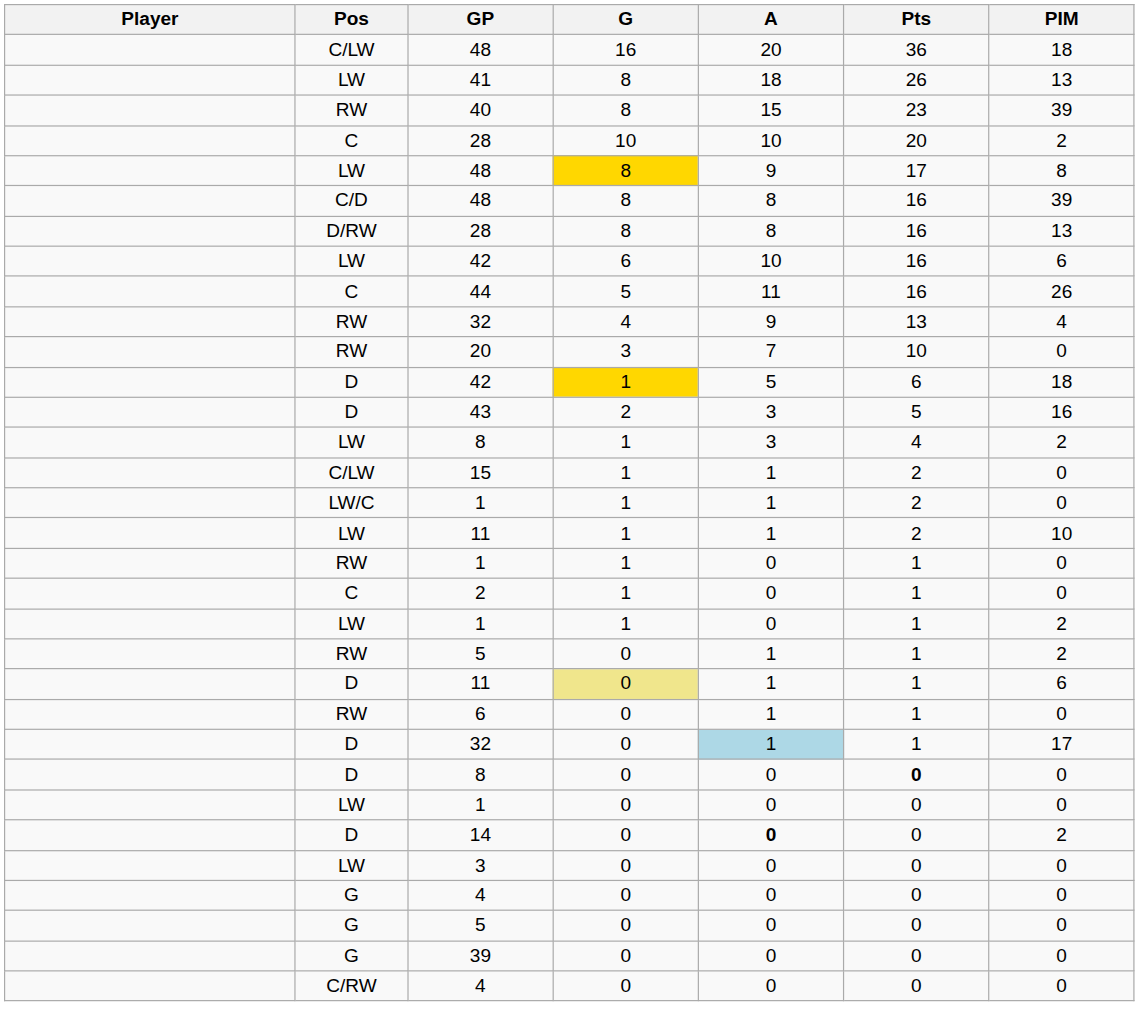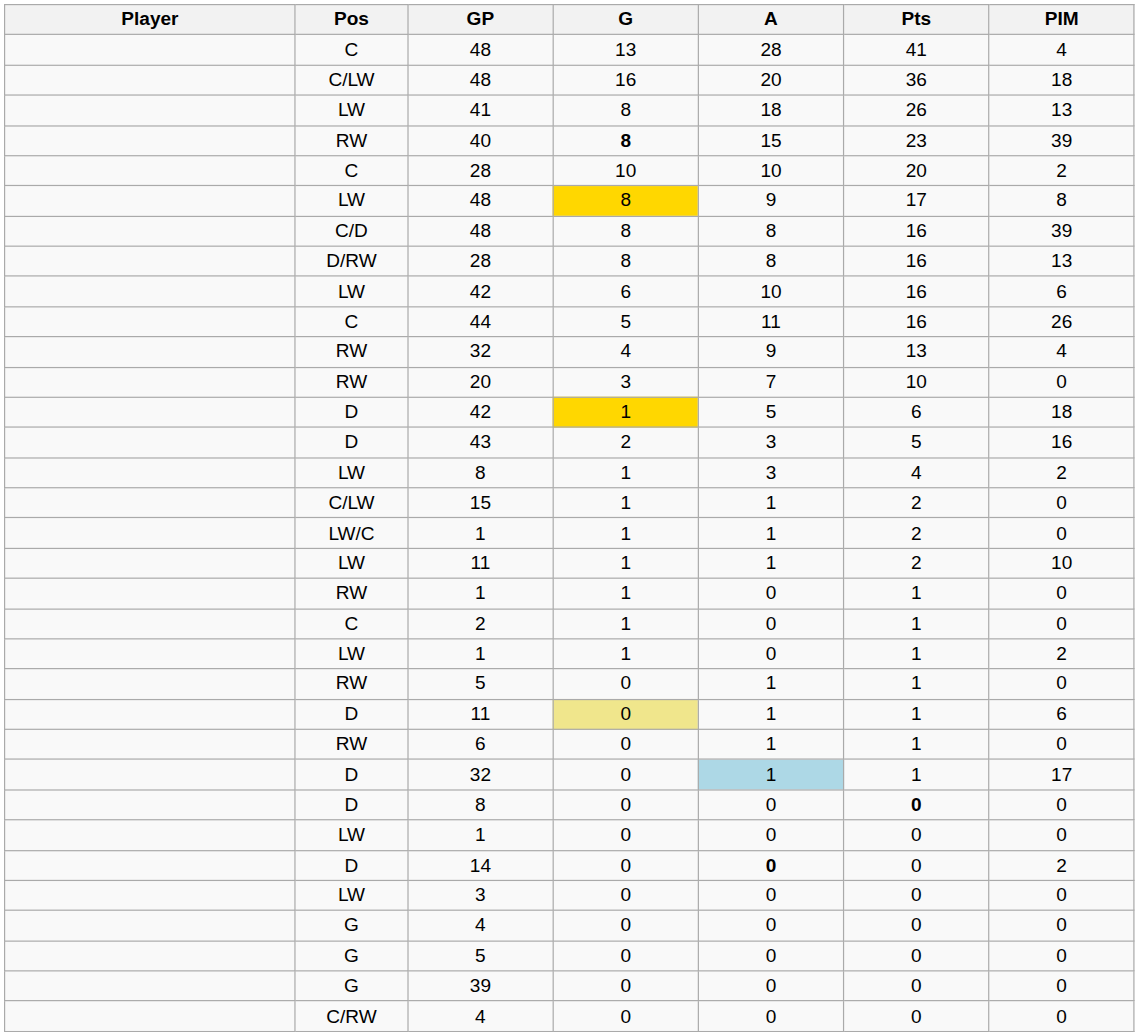+ row: (351, 49)
(626, 110) normal -> (626, 140) bold
(1062, 653) 2 -> (1062, 683) 0
